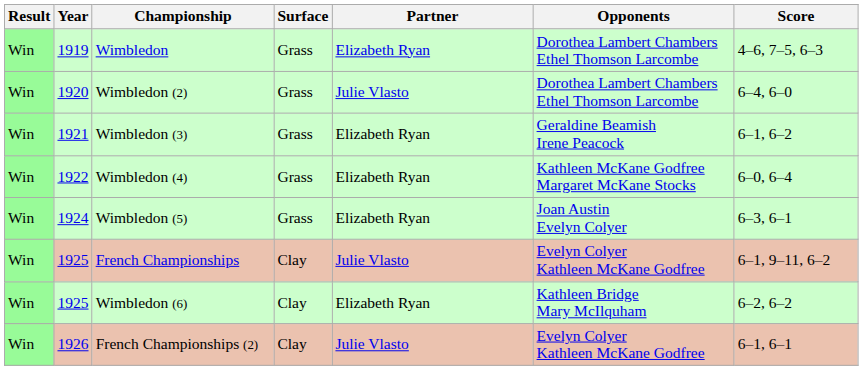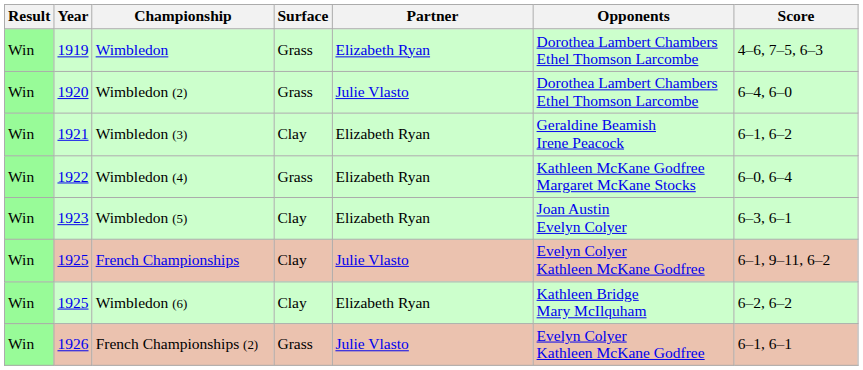(295, 134) Grass -> (292, 134) Clay
(73, 218) 1924 -> (73, 218) 1923
(295, 218) Grass -> (292, 218) Clay
(292, 344) Clay -> (295, 344) Grass
